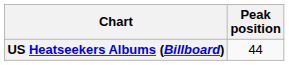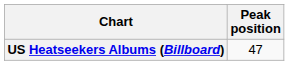(256, 49) 44 -> (256, 49) 47
